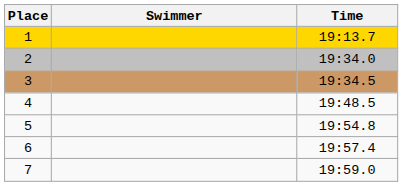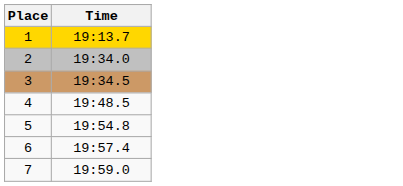- column: (174, 16)
